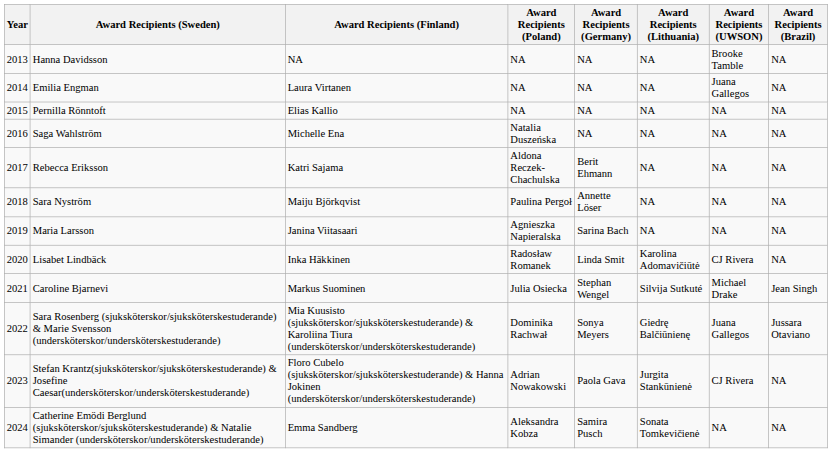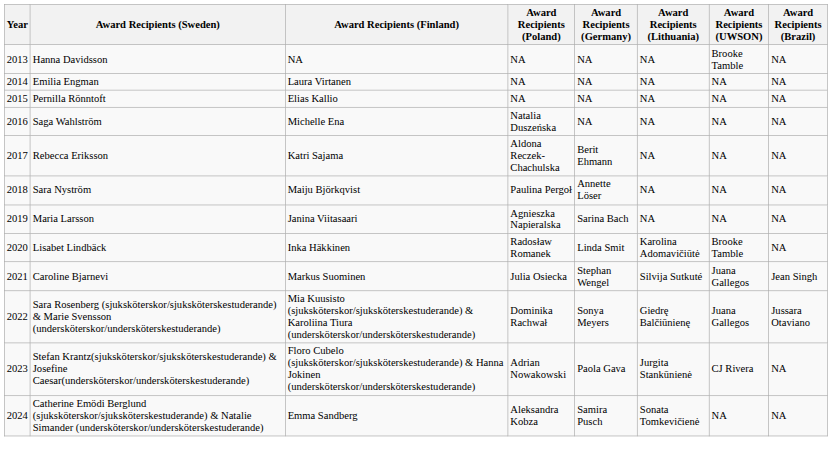(730, 87) Juana Gallegos -> (719, 82) NA
(733, 259) CJ Rivera -> (727, 247) Brooke Tamble
(729, 288) Michael Drake -> (730, 276) Juana Gallegos
